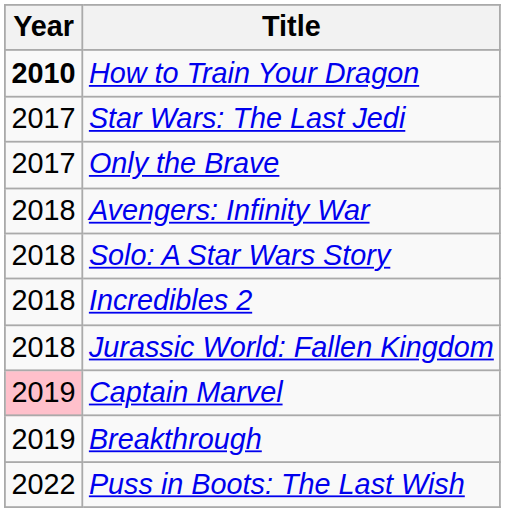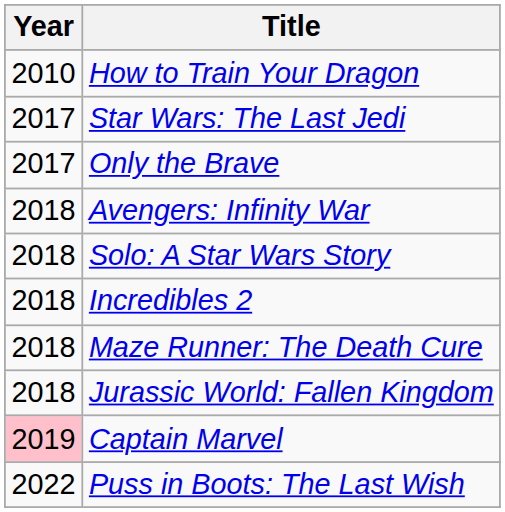(44, 73) bold -> (44, 73) normal
+ row: (286, 347)
- row: (175, 438)
